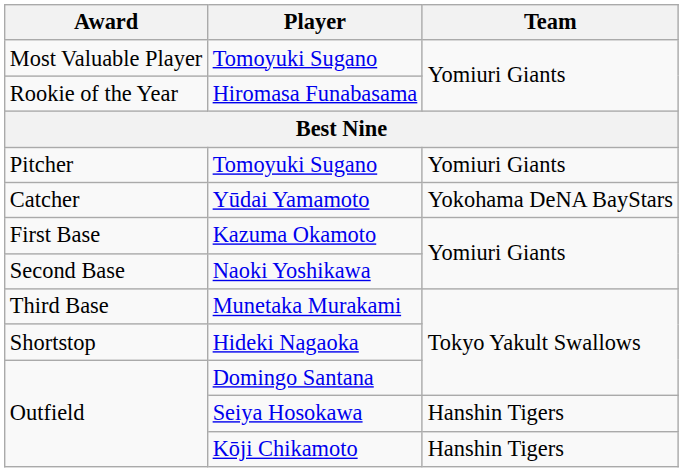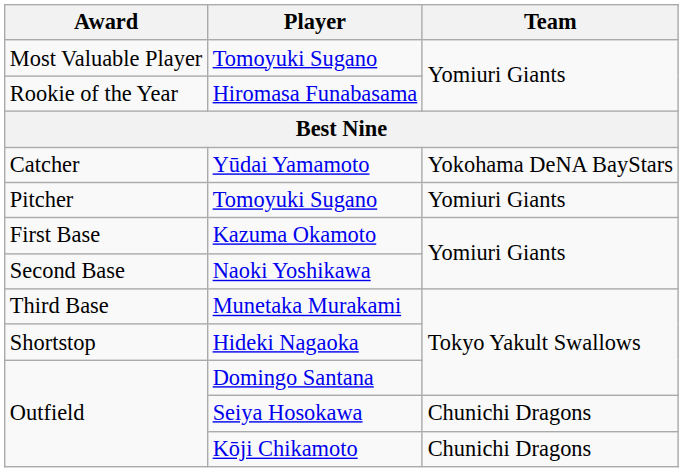rows swapped: (42, 164) <-> (45, 199)
(496, 413) Hanshin Tigers -> (509, 413) Chunichi Dragons
(496, 448) Hanshin Tigers -> (509, 448) Chunichi Dragons
